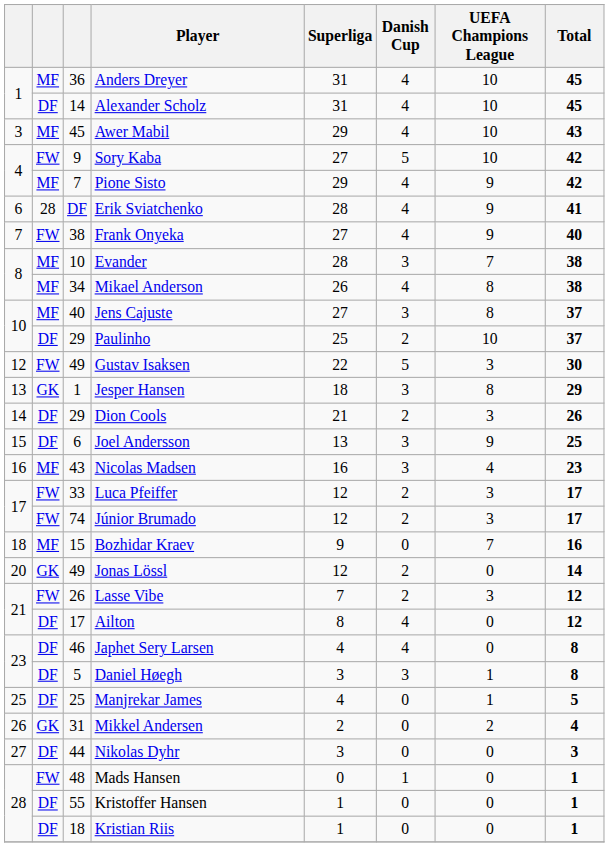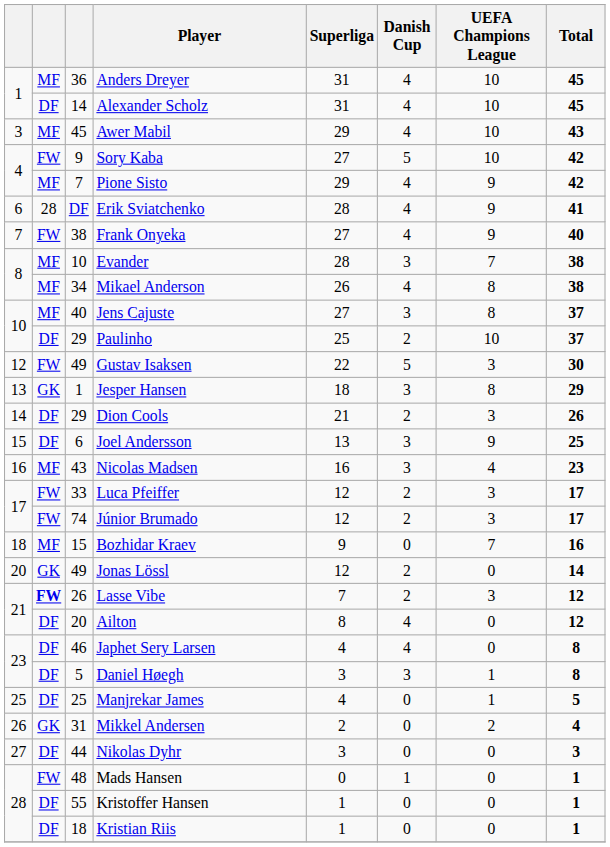(48, 596) normal -> (49, 596) bold
(77, 622) 17 -> (79, 622) 20
